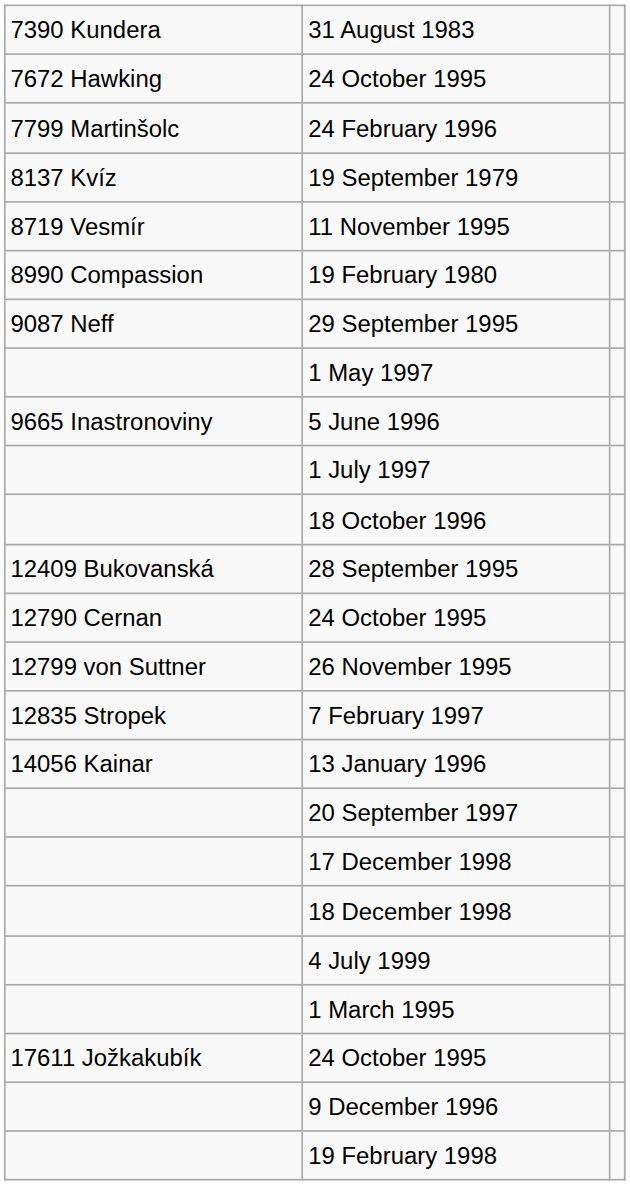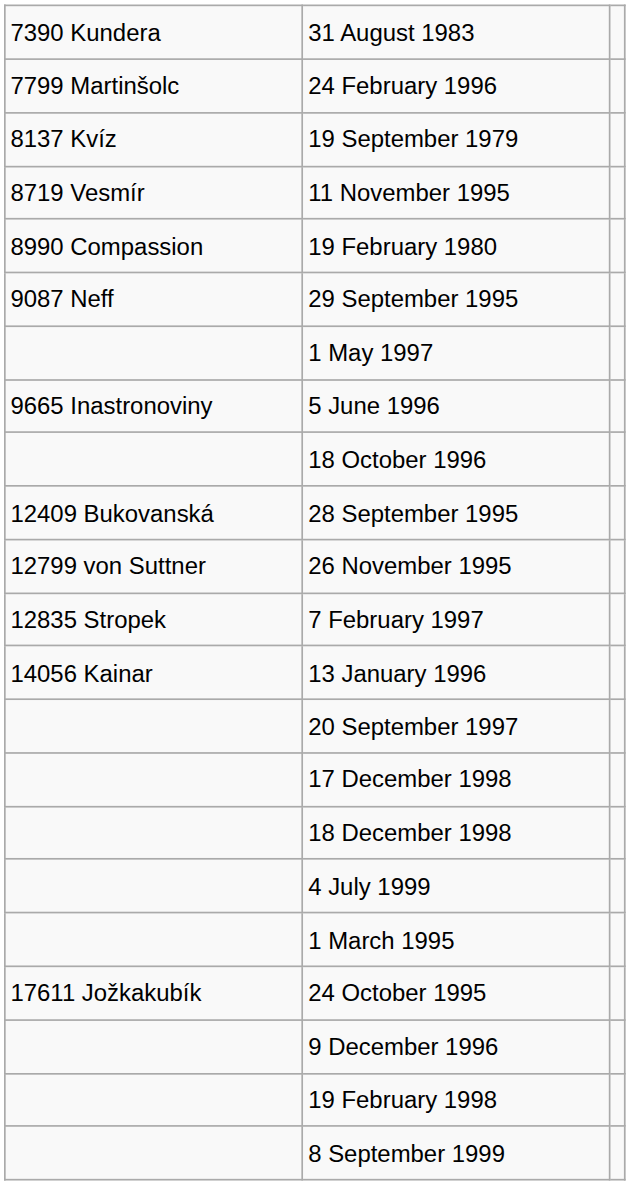- row: (86, 79)
- row: (154, 471)
- row: (86, 617)
+ row: (154, 1153)
